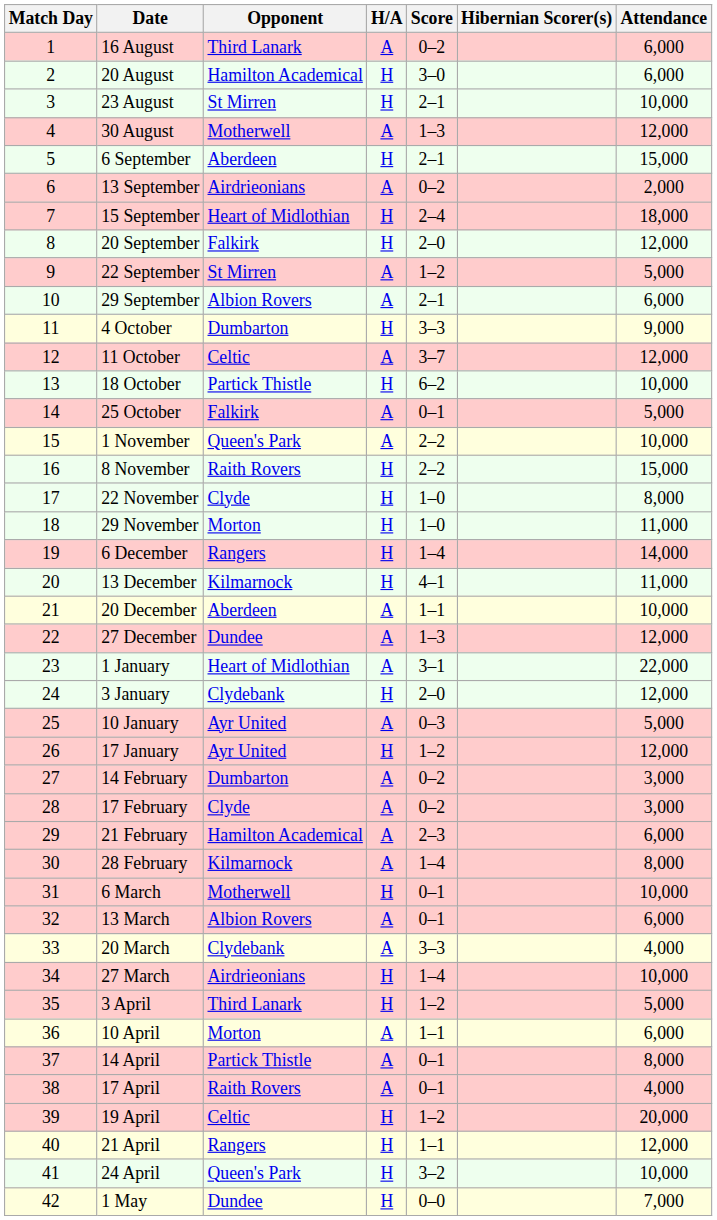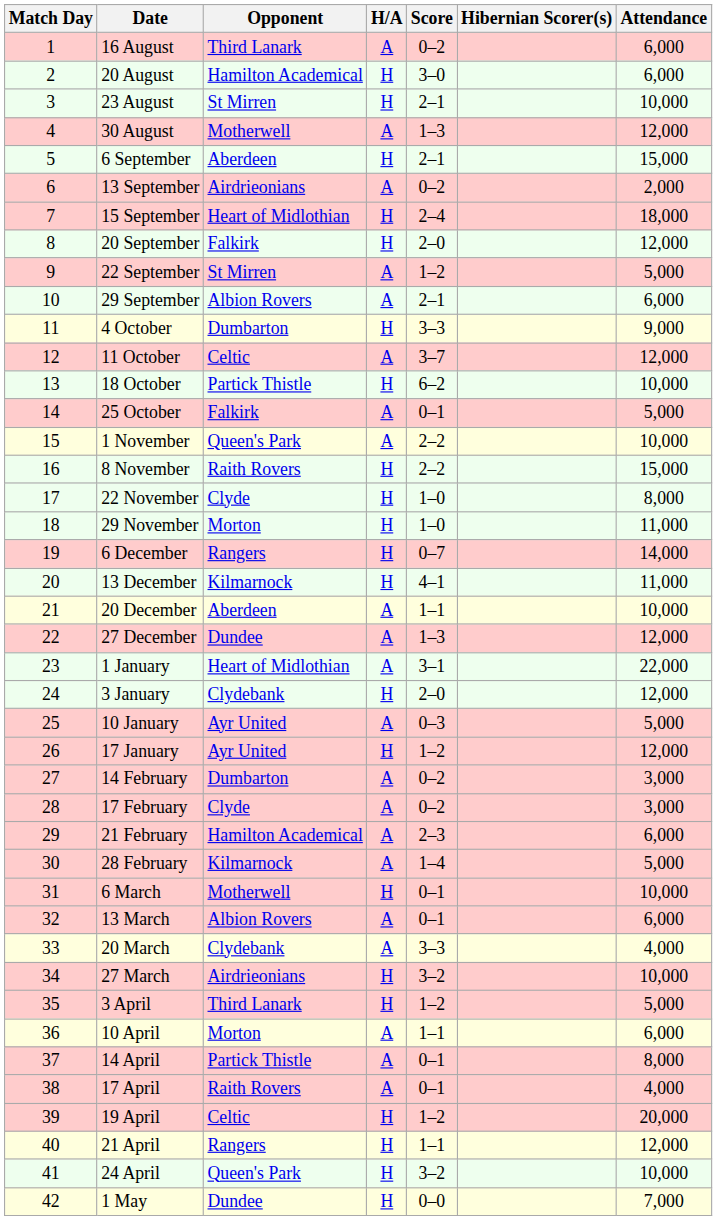(432, 553) 1–4 -> (432, 553) 0–7
(664, 863) 8,000 -> (664, 863) 5,000
(432, 976) 1–4 -> (432, 976) 3–2
